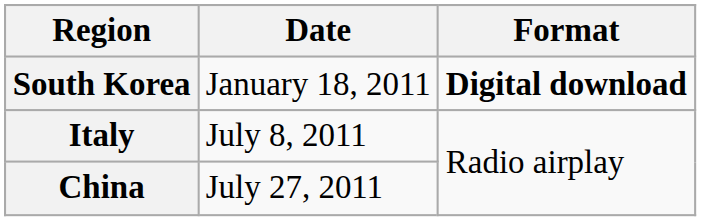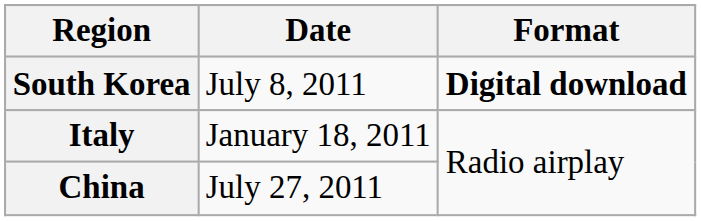(318, 82) January 18, 2011 -> (286, 82) July 8, 2011
(286, 135) July 8, 2011 -> (318, 135) January 18, 2011
